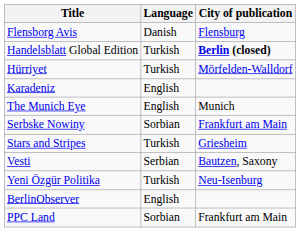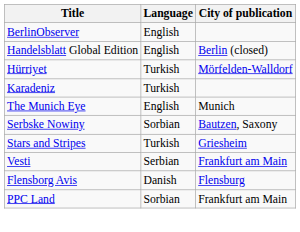rows swapped: (42, 32) <-> (43, 198)
(161, 50) Turkish -> (161, 50) English
(234, 50) bold -> (233, 50) normal
(161, 87) English -> (161, 87) Turkish
(243, 124) Frankfurt am Main -> (238, 124) Bautzen, Saxony
(238, 161) Bautzen, Saxony -> (243, 161) Frankfurt am Main
- row: (54, 180)
